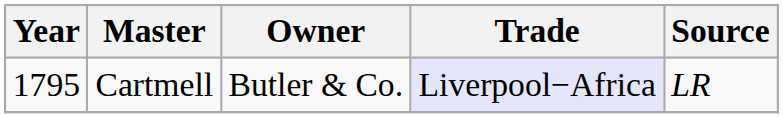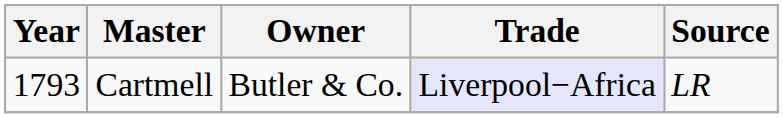(46, 84) 1795 -> (46, 84) 1793
